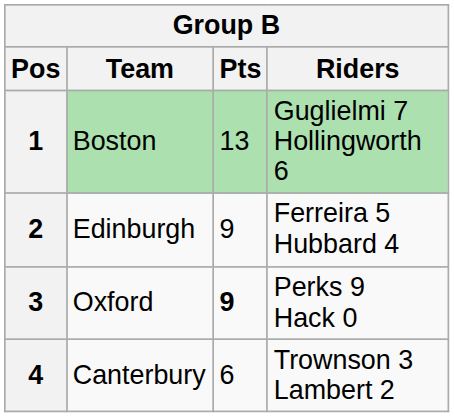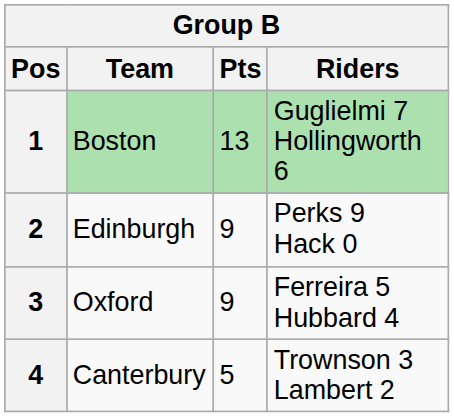(337, 229) Ferreira 5 Hubbard 4 -> (319, 229) Perks 9 Hack 0
(227, 302) bold -> (227, 302) normal
(319, 302) Perks 9 Hack 0 -> (337, 302) Ferreira 5 Hubbard 4
(227, 375) 6 -> (227, 375) 5
